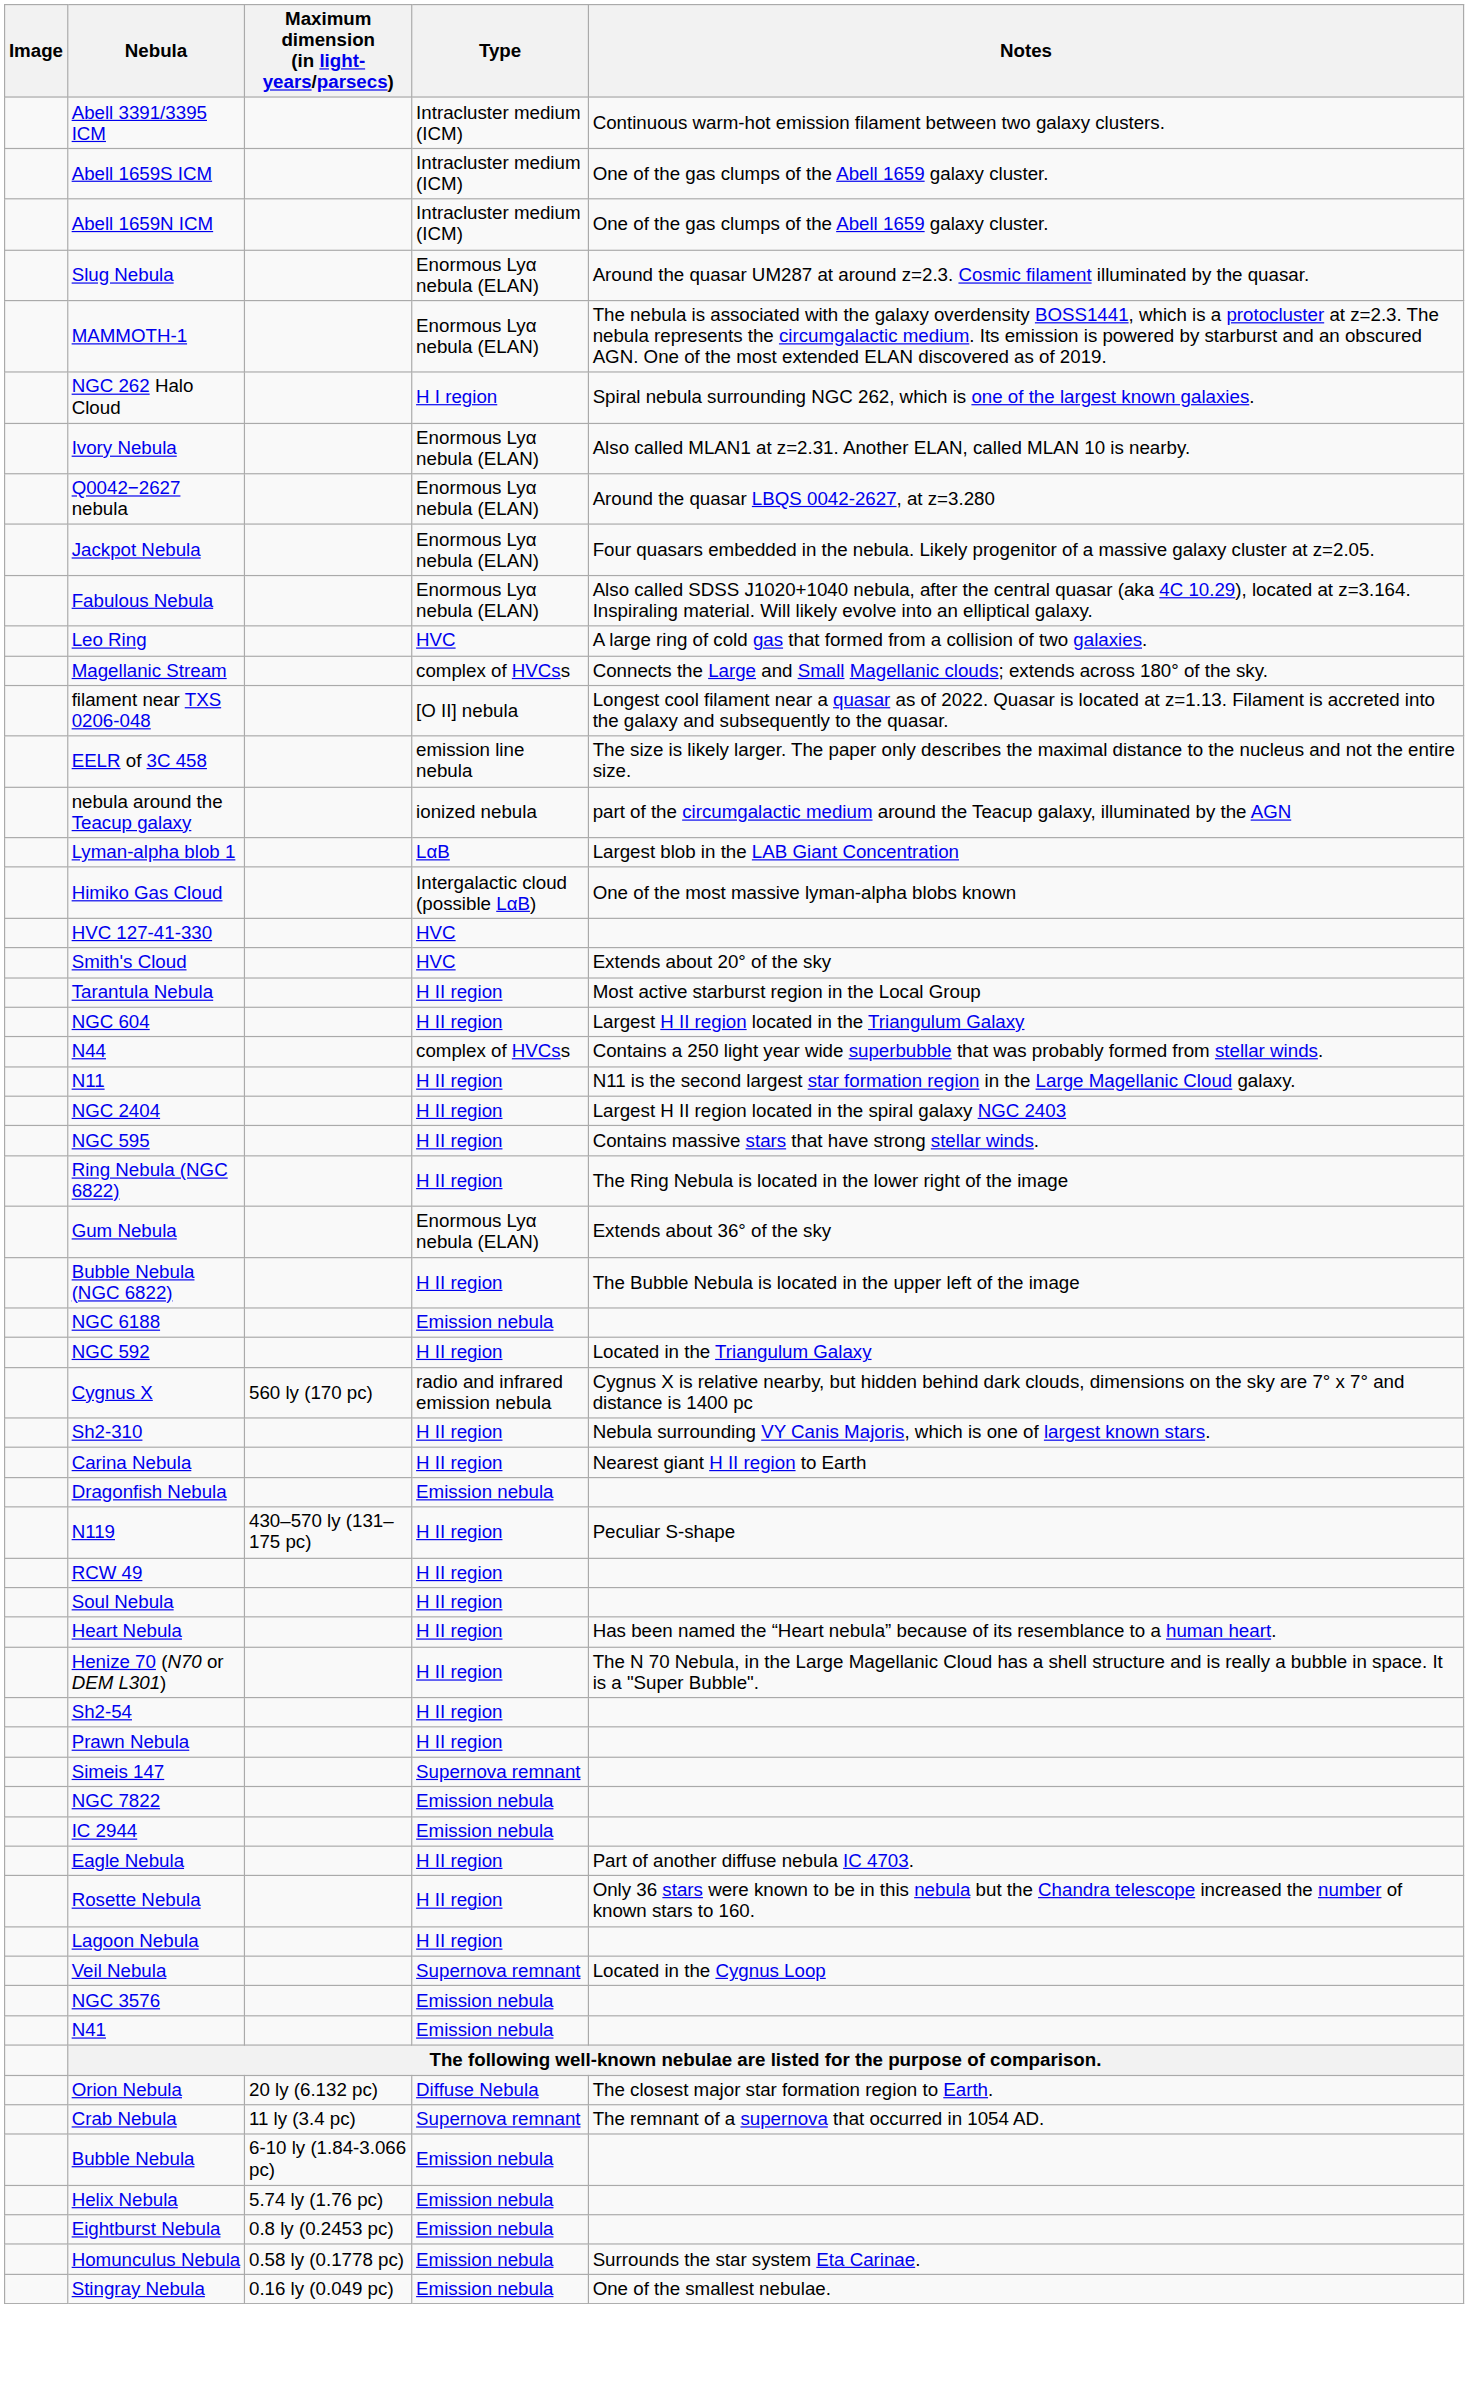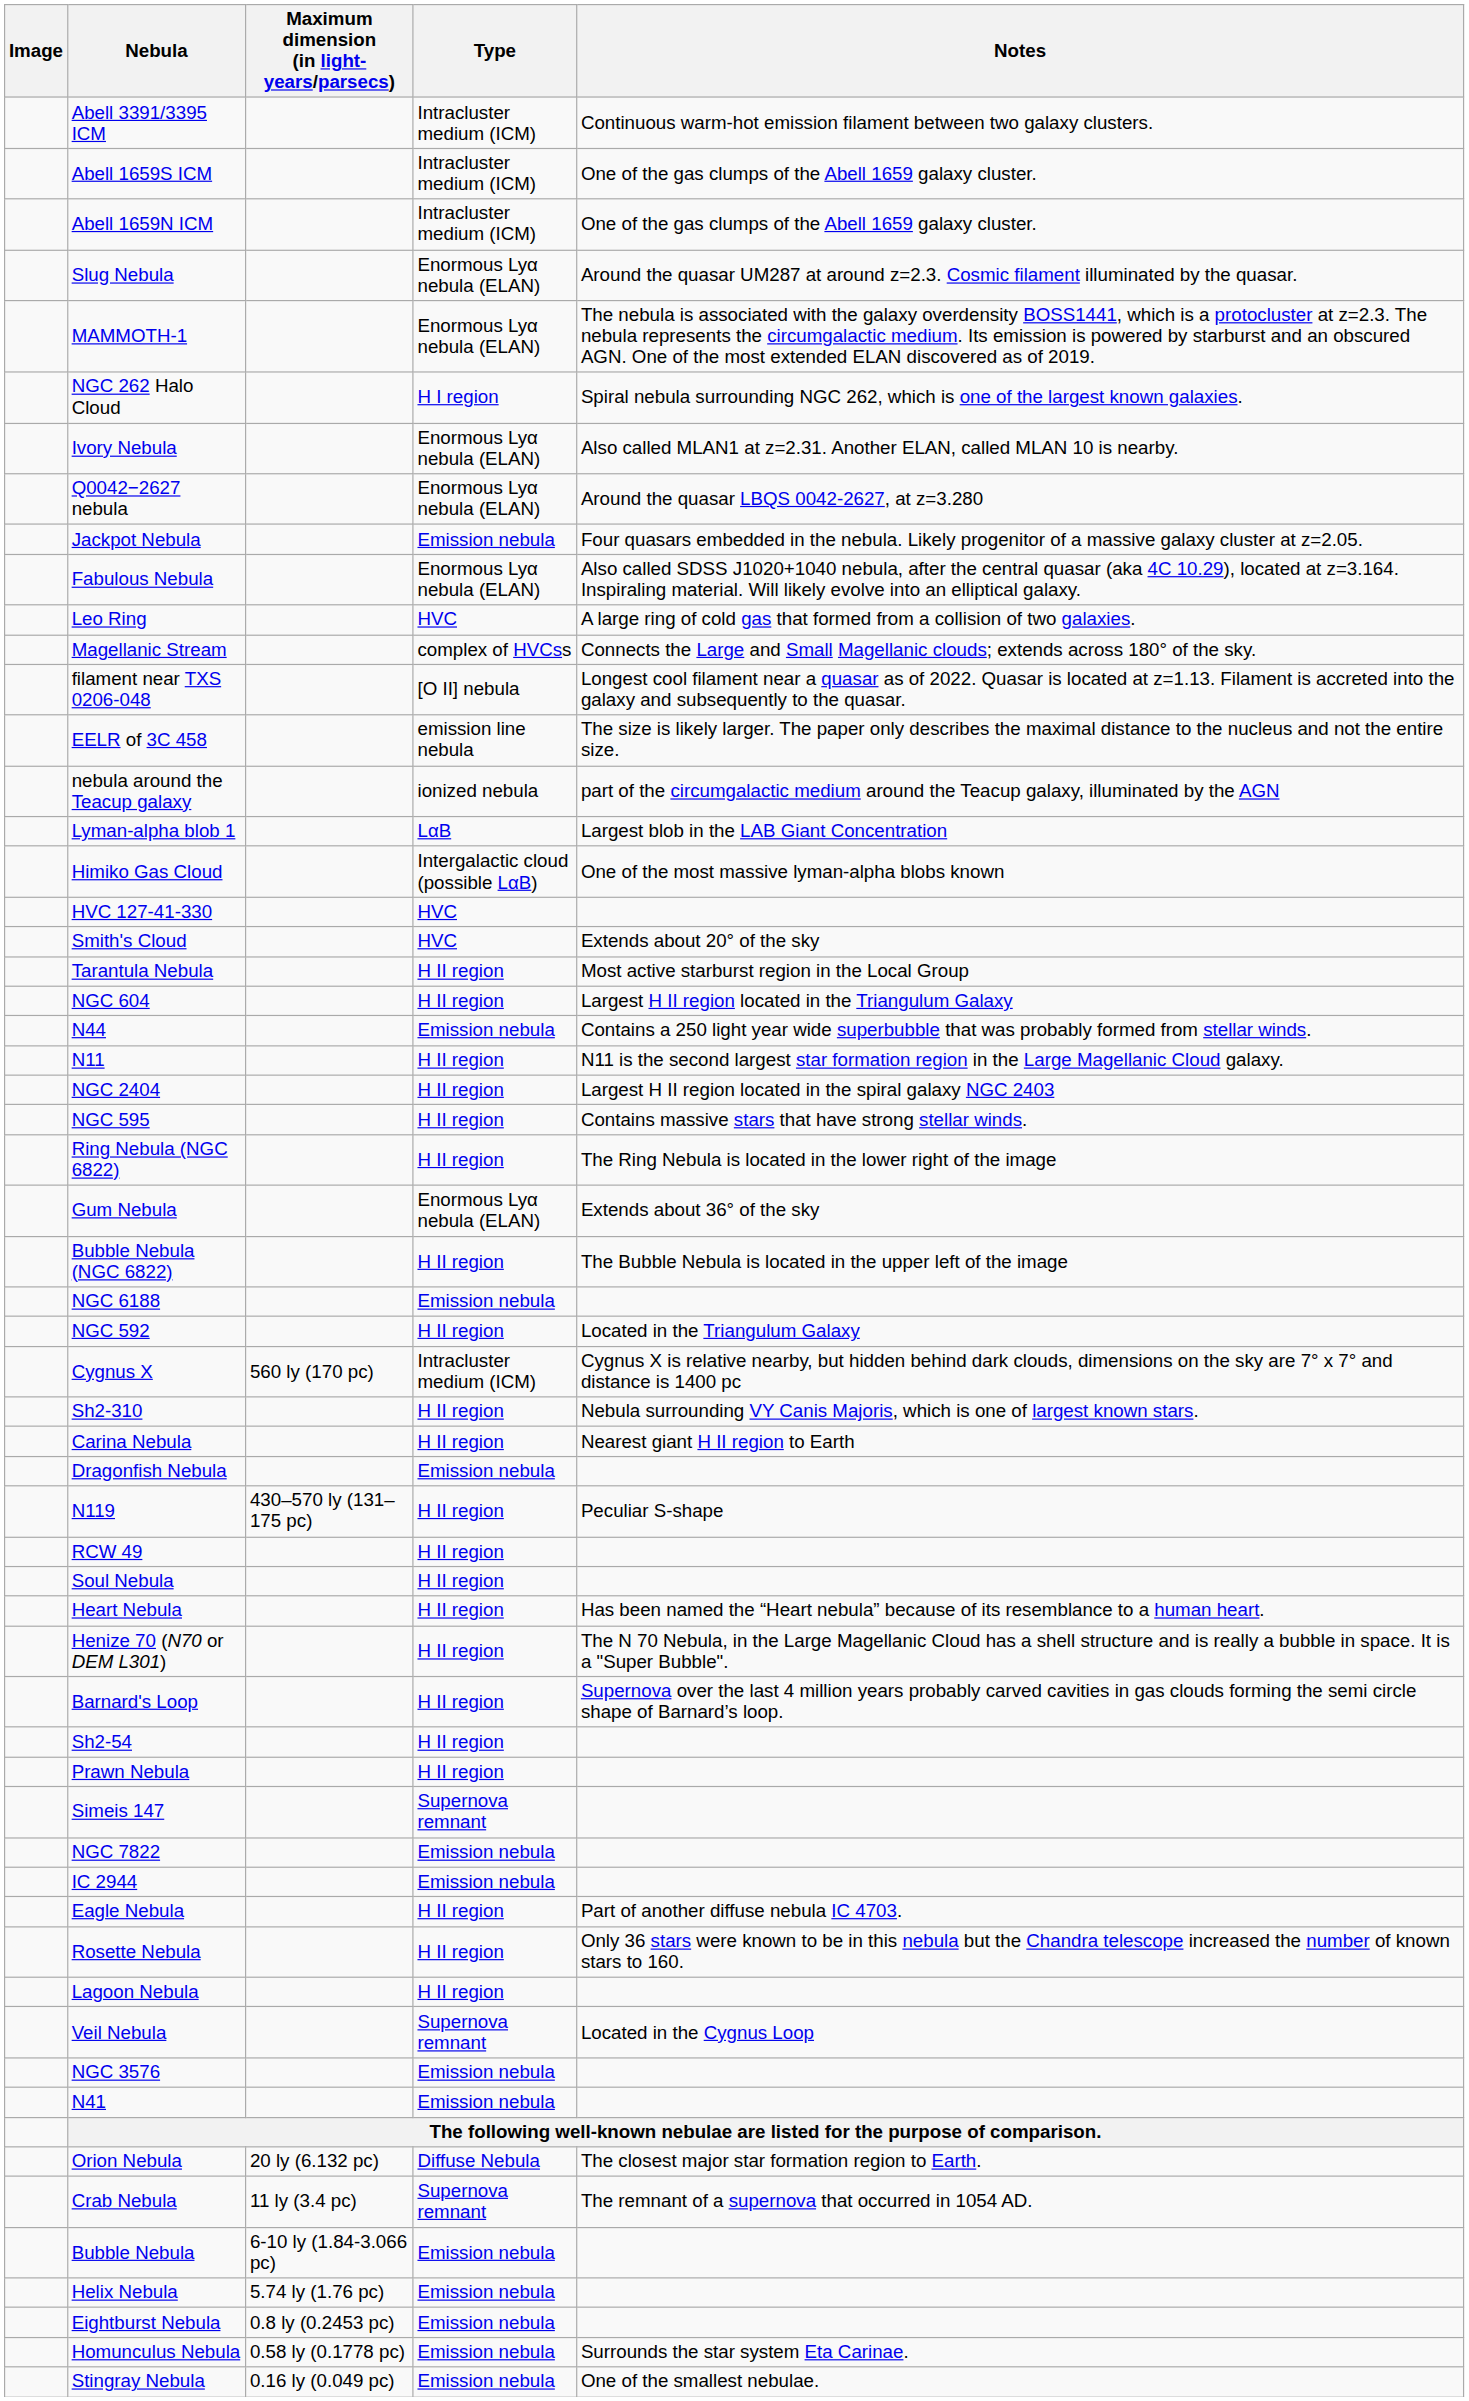(477, 549) Enormous Lyα nebula (ELAN) -> (486, 539) Emission nebula
(493, 1051) complex of HVCss -> (486, 1030) Emission nebula
(489, 1392) radio and infrared emission nebula -> (477, 1371) Intracluster medium (ICM)
+ row: (135, 1701)
